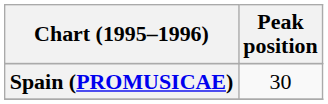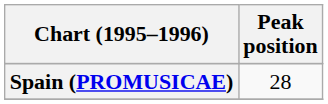(281, 81) 30 -> (281, 81) 28
